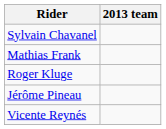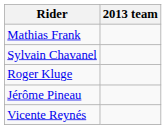rows swapped: (52, 34) <-> (44, 54)
